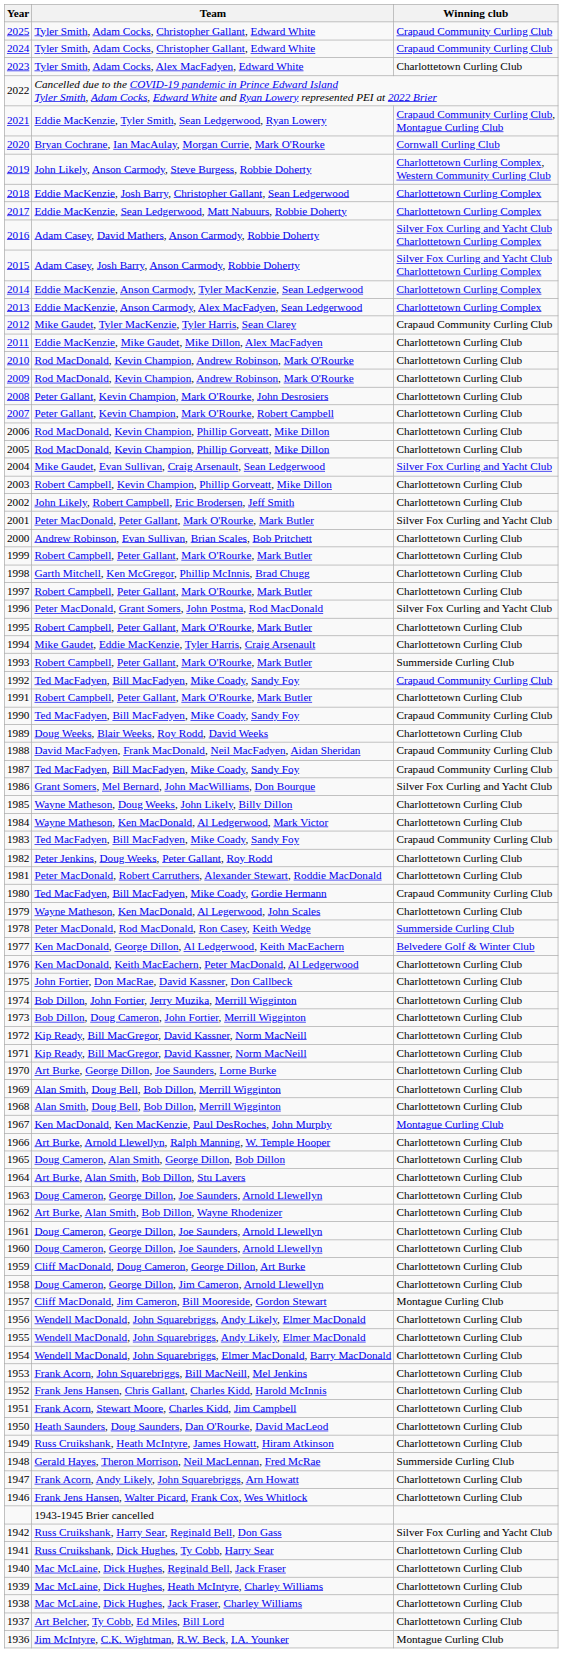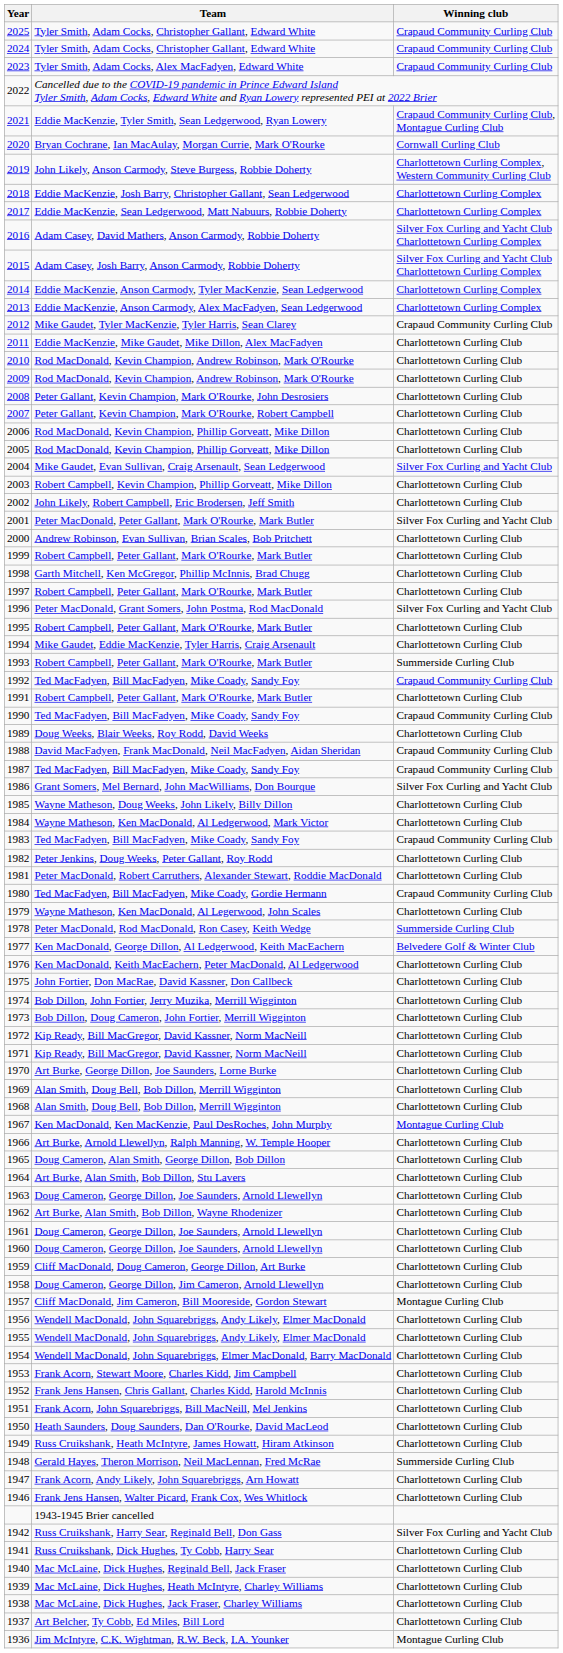(459, 66) Charlottetown Curling Club -> (474, 66) Crapaud Community Curling Club
(171, 1373) Frank Acorn, John Squarebriggs, Bill MacNeill, Mel Jenkins -> (165, 1373) Frank Acorn, Stewart Moore, Charles Kidd, Jim Campbell
(165, 1408) Frank Acorn, Stewart Moore, Charles Kidd, Jim Campbell -> (171, 1408) Frank Acorn, John Squarebriggs, Bill MacNeill, Mel Jenkins
